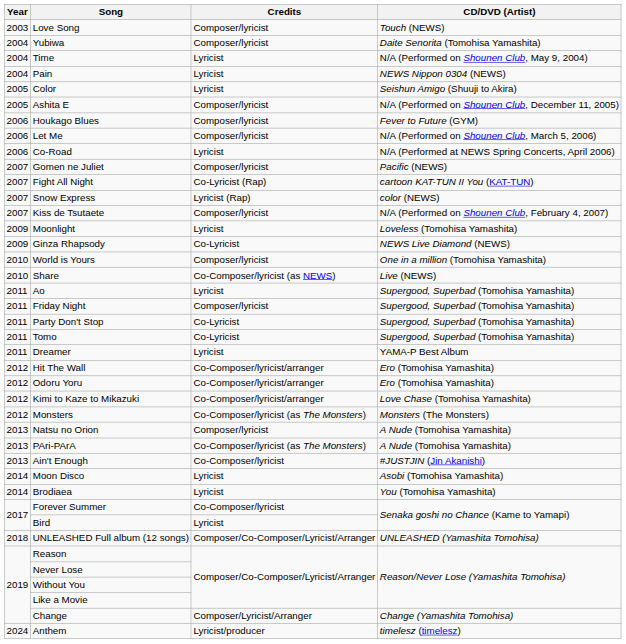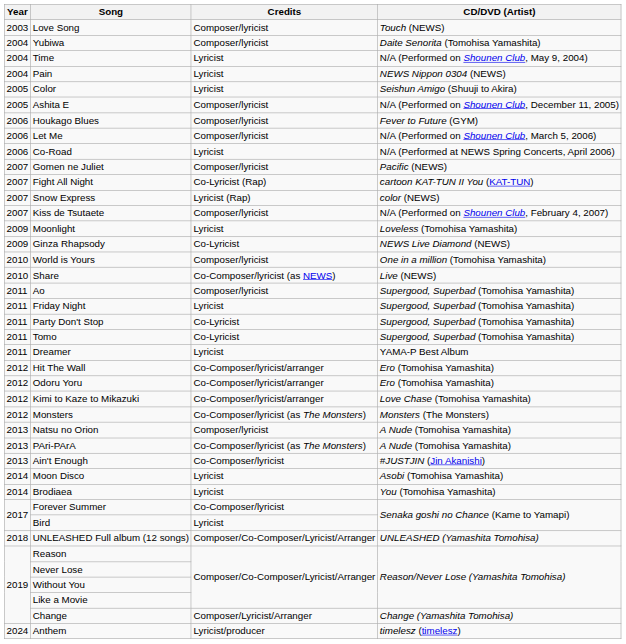(208, 290) Lyricist -> (231, 290) Composer/lyricist
(231, 306) Composer/lyricist -> (208, 306) Lyricist
